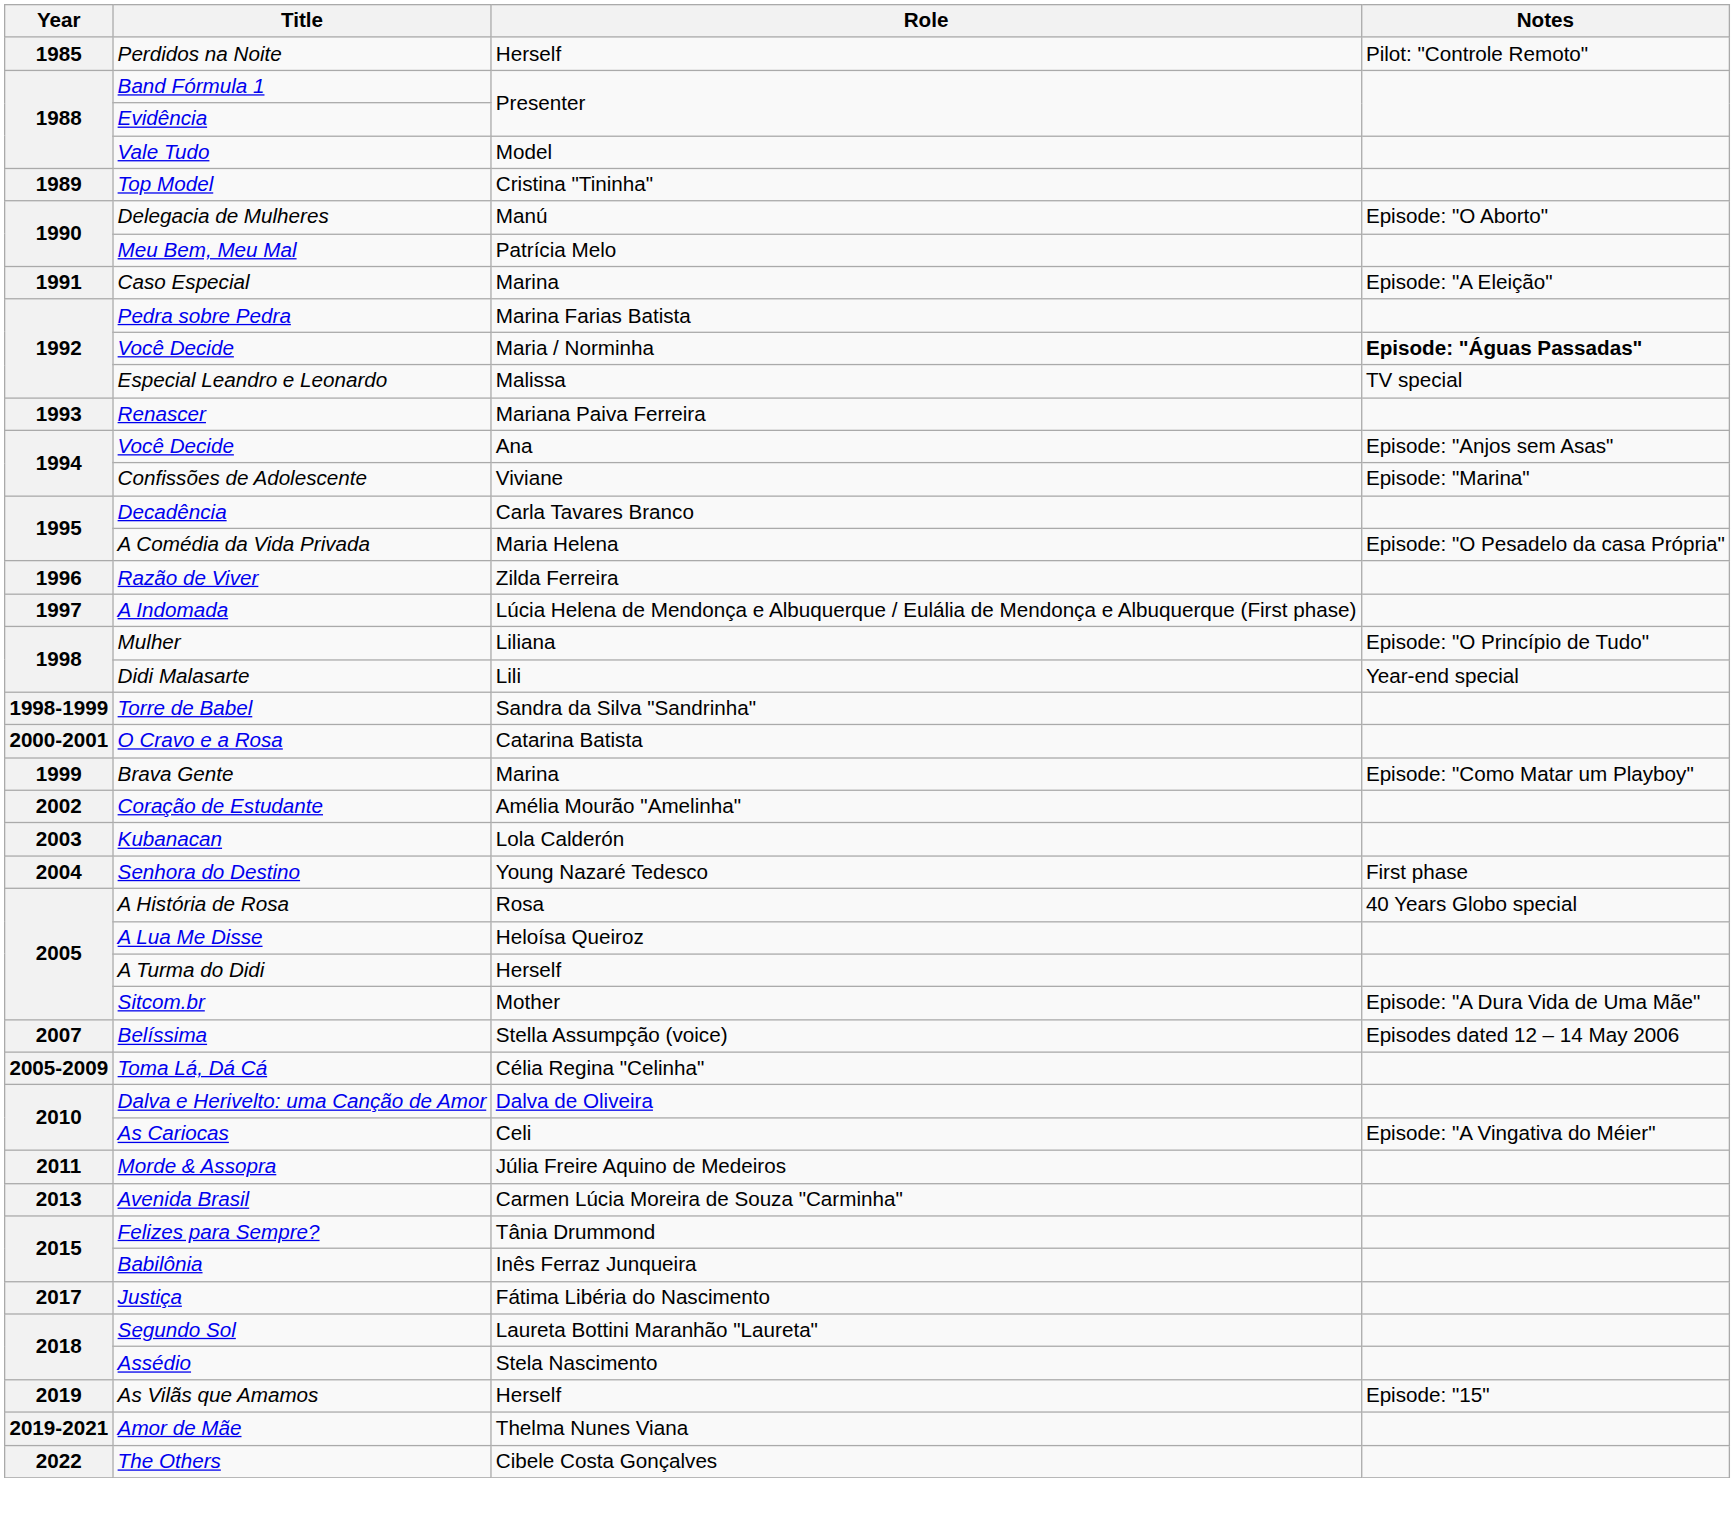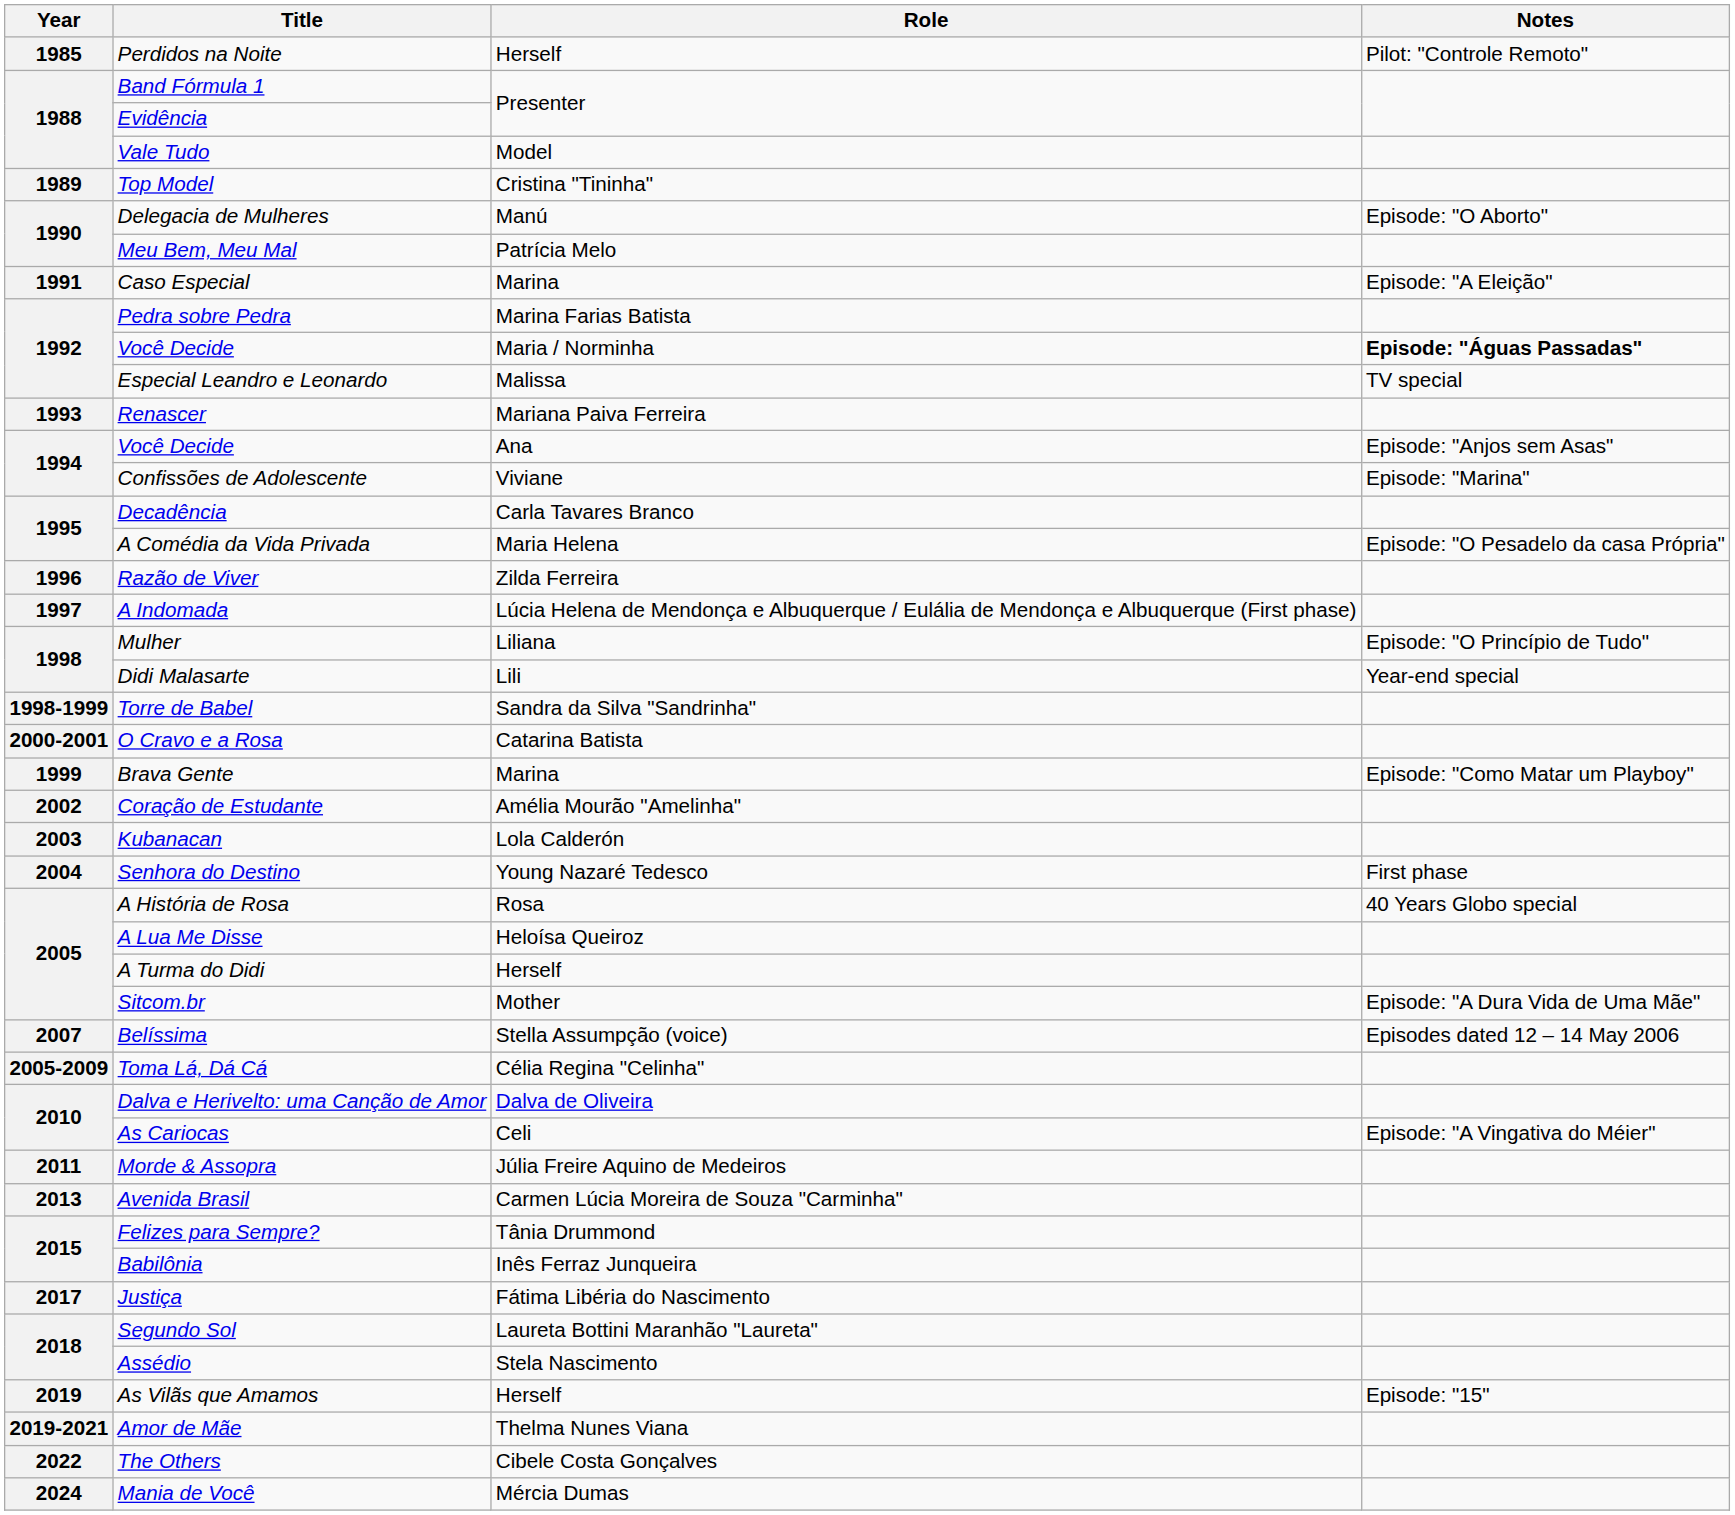+ row: (186, 1493)
